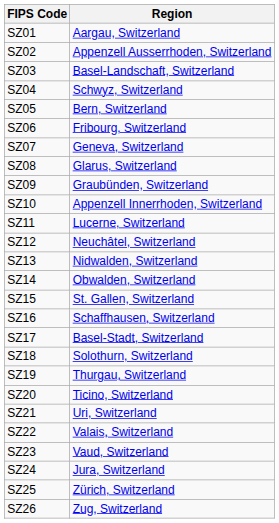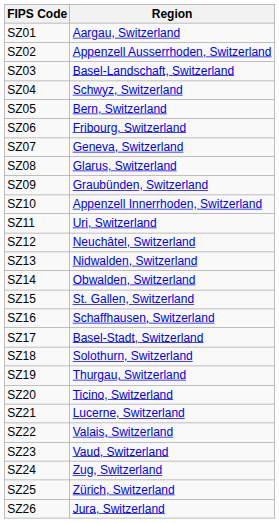(129, 223) Lucerne, Switzerland -> (115, 223) Uri, Switzerland
(115, 413) Uri, Switzerland -> (129, 413) Lucerne, Switzerland
(119, 470) Jura, Switzerland -> (117, 470) Zug, Switzerland
(117, 508) Zug, Switzerland -> (119, 508) Jura, Switzerland
